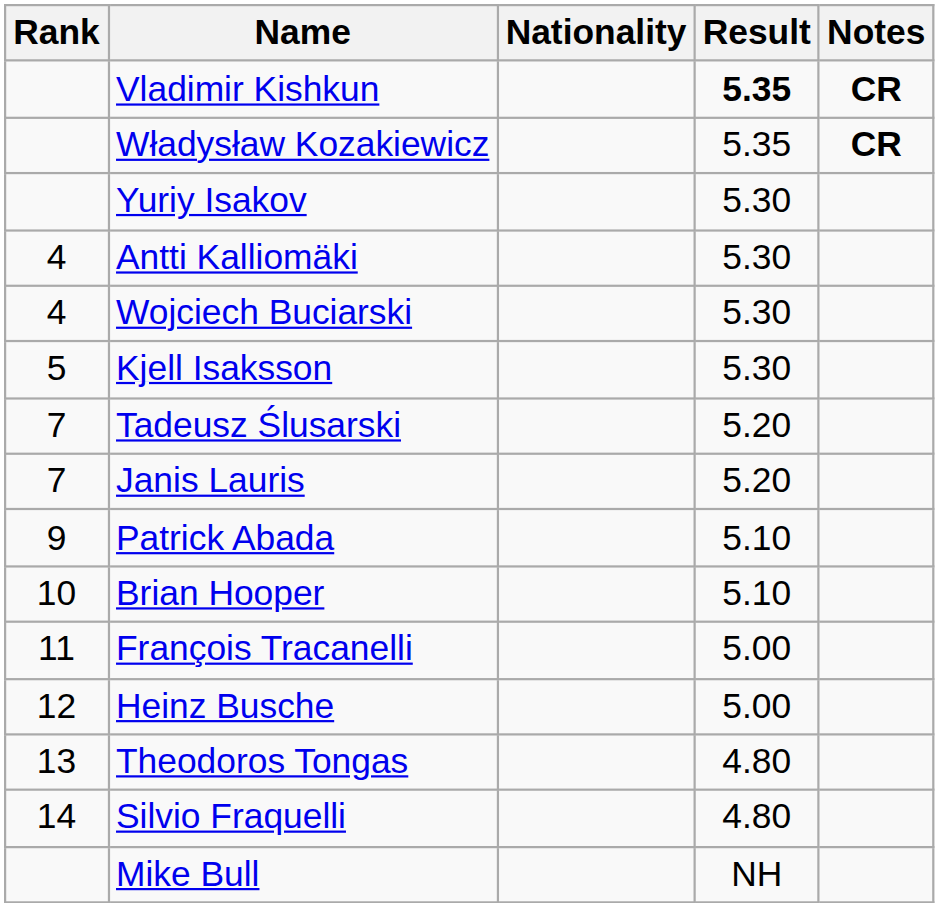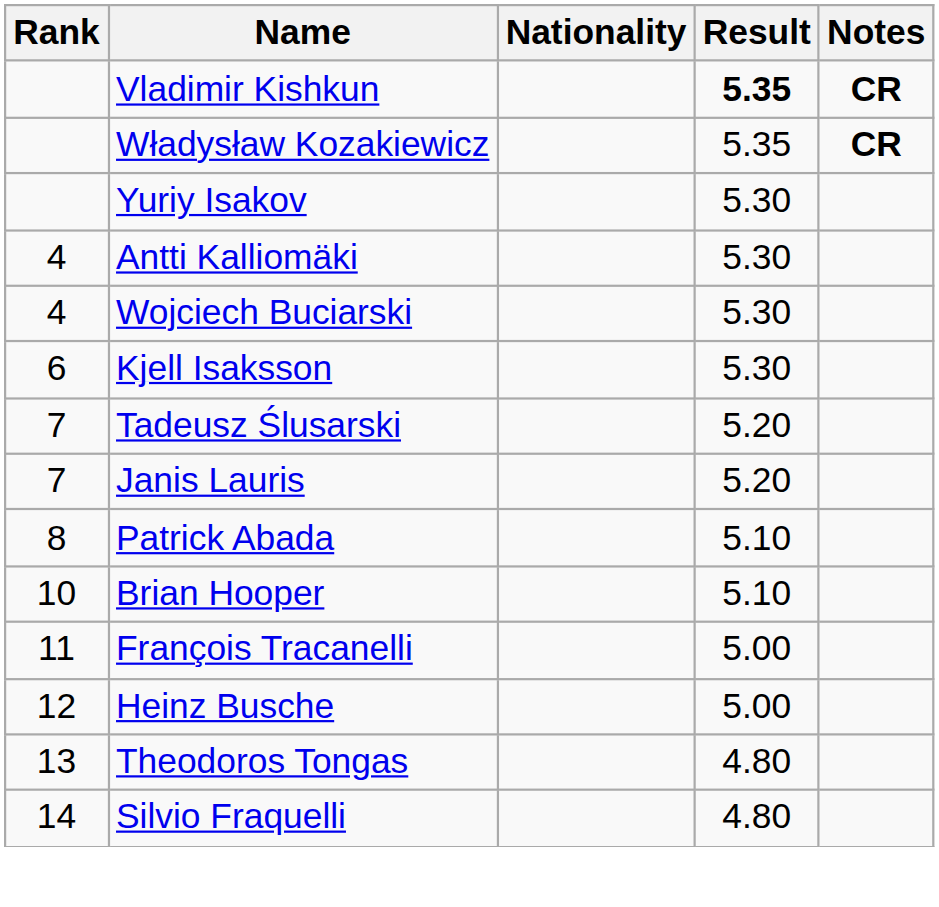(56, 369) 5 -> (56, 369) 6
(56, 537) 9 -> (56, 537) 8
- row: (188, 873)
